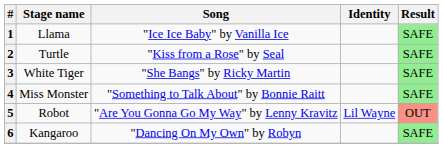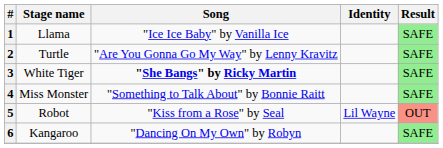(216, 53) "Kiss from a Rose" by Seal -> (216, 53) "Are You Gonna Go My Way" by Lenny Kravitz
(216, 73) normal -> (216, 73) bold
(216, 113) "Are You Gonna Go My Way" by Lenny Kravitz -> (216, 113) "Kiss from a Rose" by Seal
